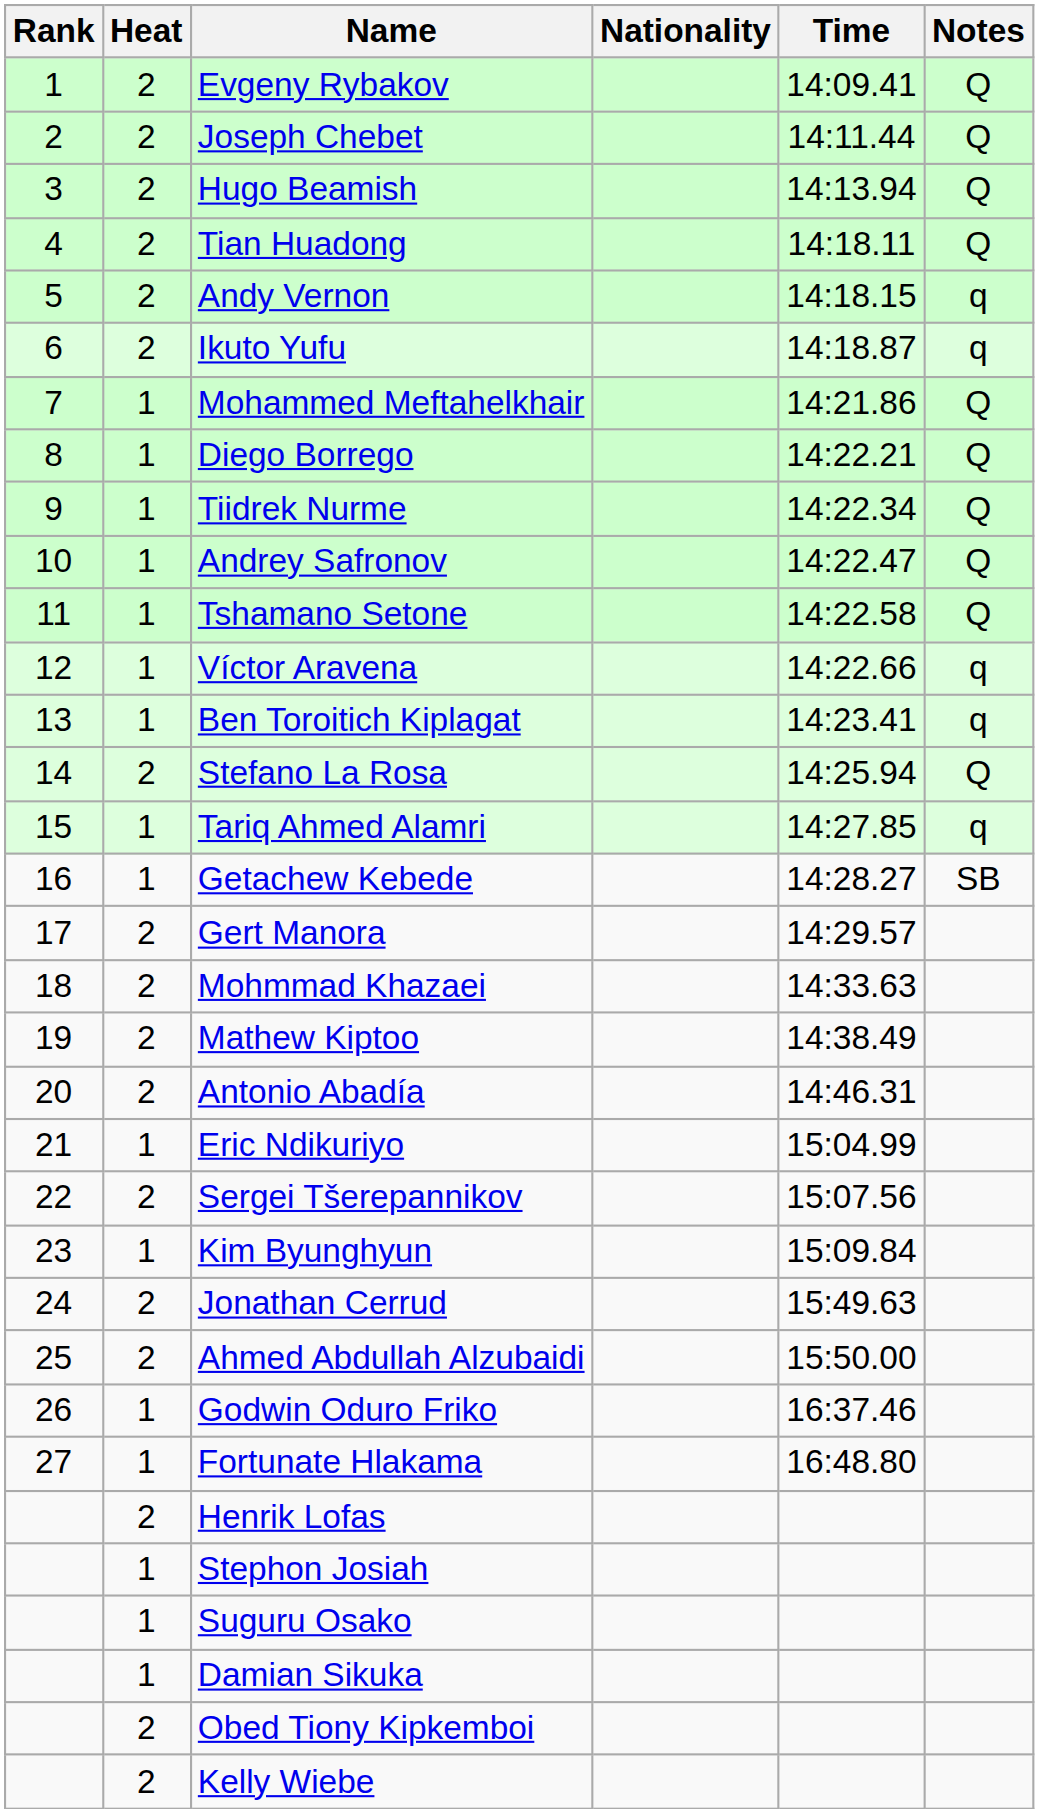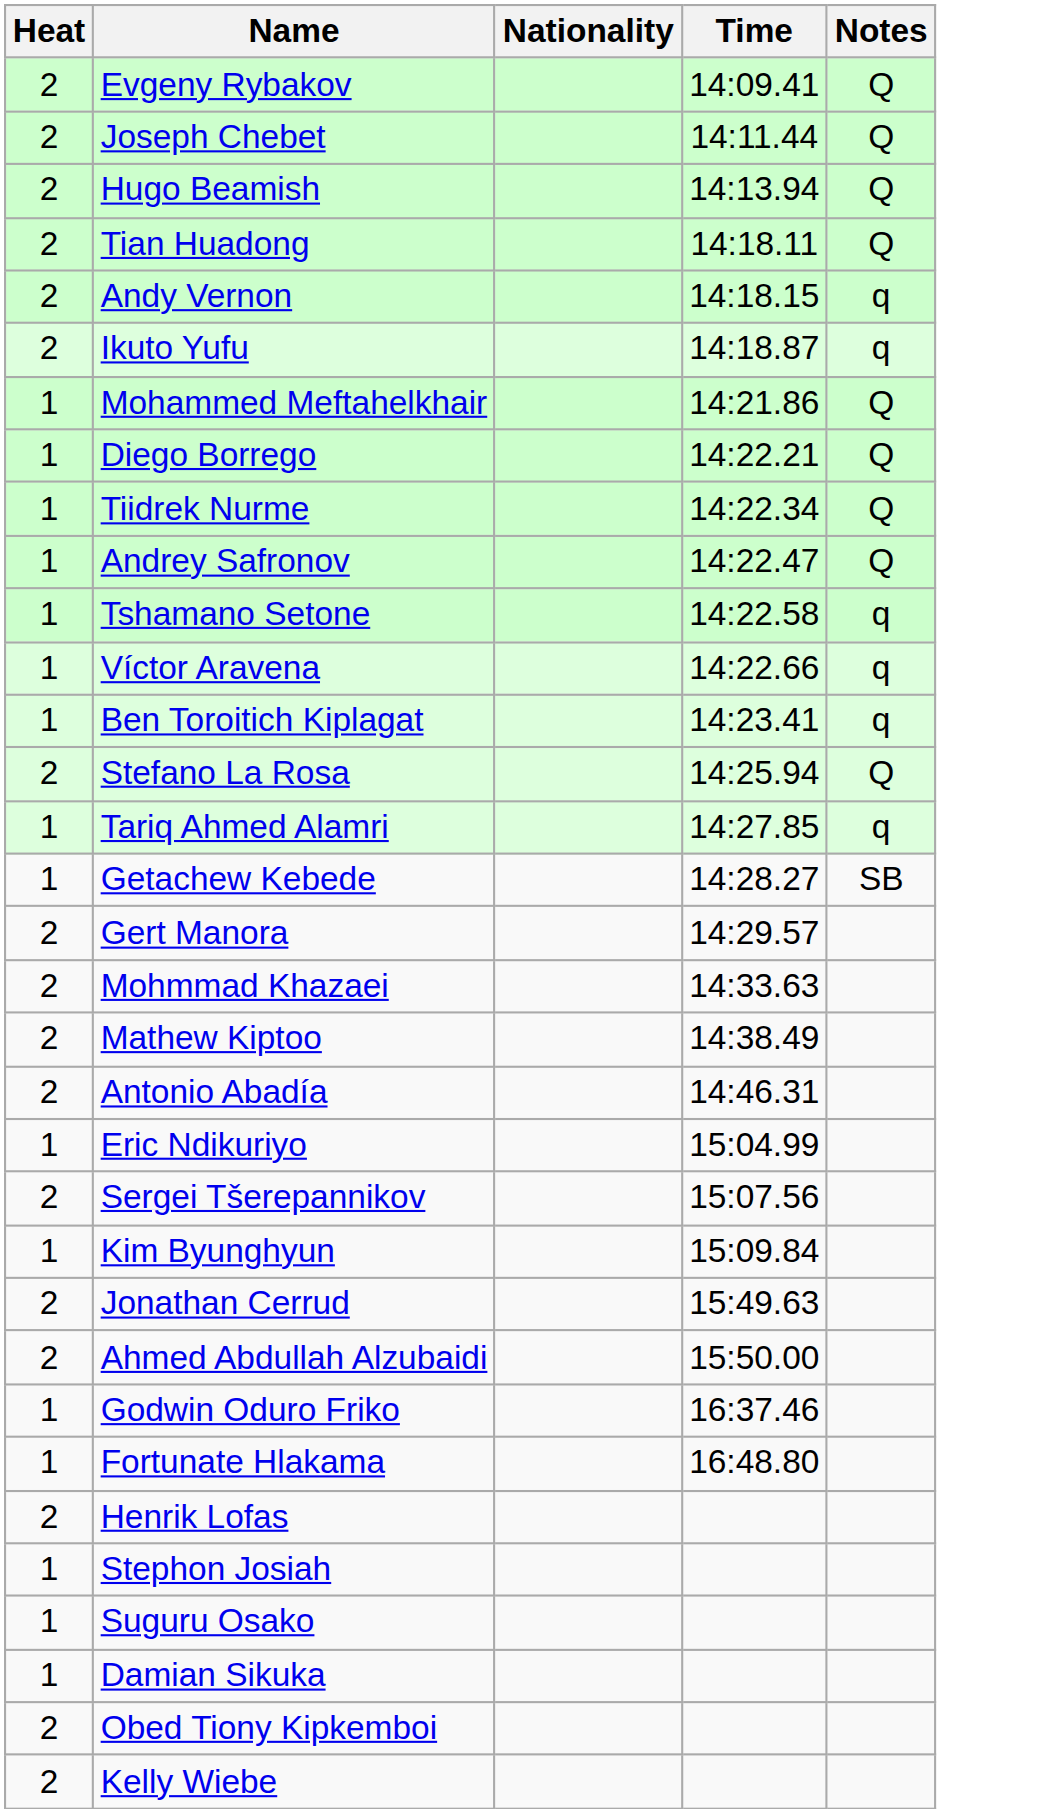- column: (54, 31)
(978, 614) Q -> (881, 614) q
